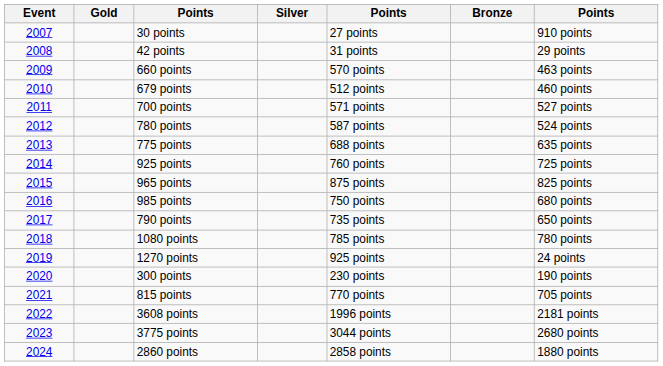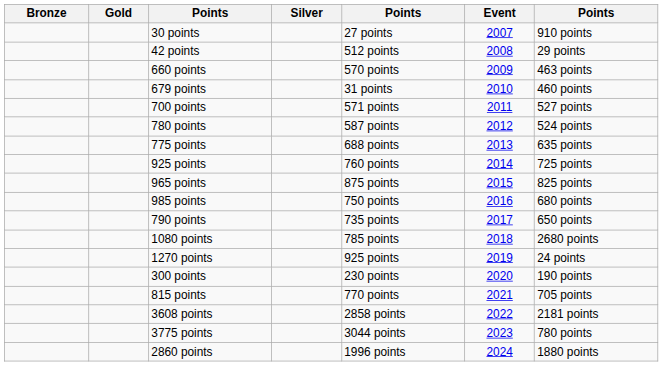columns swapped: (39, 13) <-> (492, 13)
(354, 51) 31 points -> (372, 51) 512 points
(357, 88) 512 points -> (368, 88) 31 points
(565, 239) 780 points -> (568, 239) 2680 points
(360, 314) 1996 points -> (375, 314) 2858 points
(568, 333) 2680 points -> (565, 333) 780 points
(360, 351) 2858 points -> (375, 351) 1996 points
